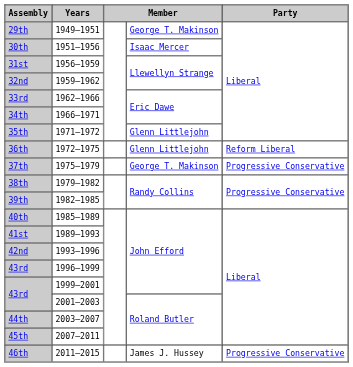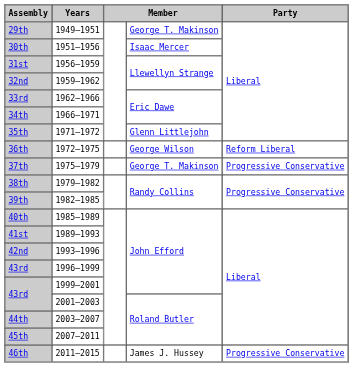(169, 149) Glenn Littlejohn -> (162, 149) George Wilson
